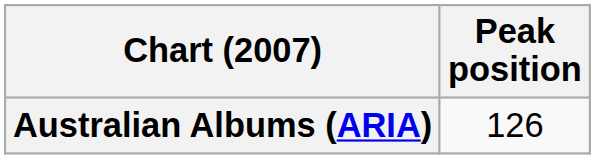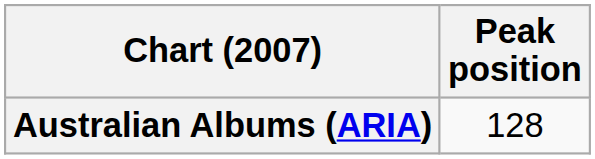(515, 125) 126 -> (515, 125) 128
